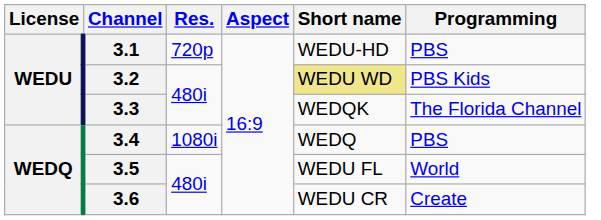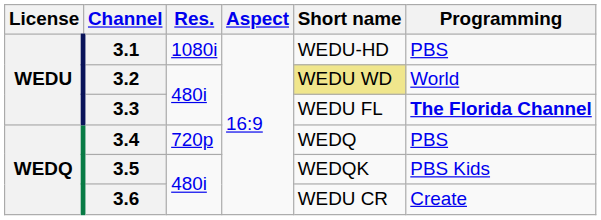(192, 49) 720p -> (194, 49) 1080i
(450, 79) PBS Kids -> (435, 79) World
(333, 109) WEDQK -> (340, 109) WEDU FL
(496, 109) normal -> (501, 109) bold
(194, 139) 1080i -> (192, 139) 720p
(340, 169) WEDU FL -> (333, 169) WEDQK
(435, 169) World -> (450, 169) PBS Kids
